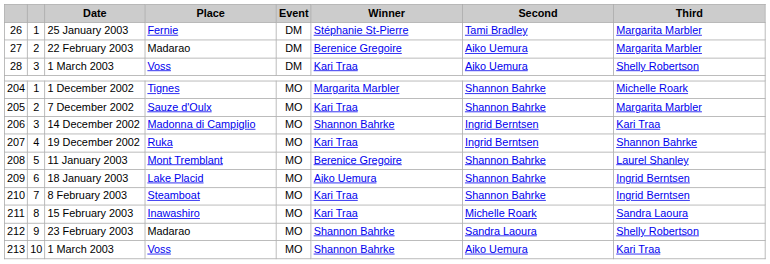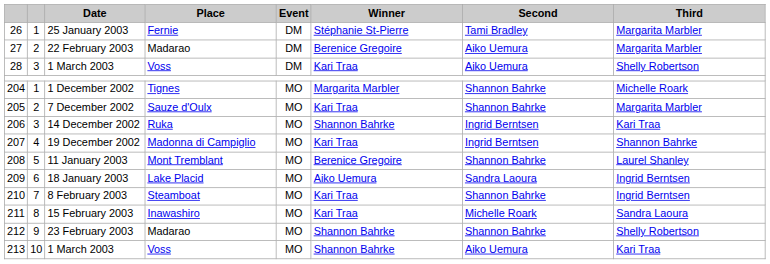(201, 124) Madonna di Campiglio -> (160, 124) Ruka
(160, 142) Ruka -> (201, 142) Madonna di Campiglio
(505, 178) Shannon Bahrke -> (501, 178) Sandra Laoura
(501, 231) Sandra Laoura -> (505, 231) Shannon Bahrke
